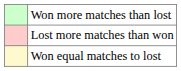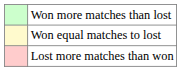rows swapped: (96, 56) <-> (102, 35)
